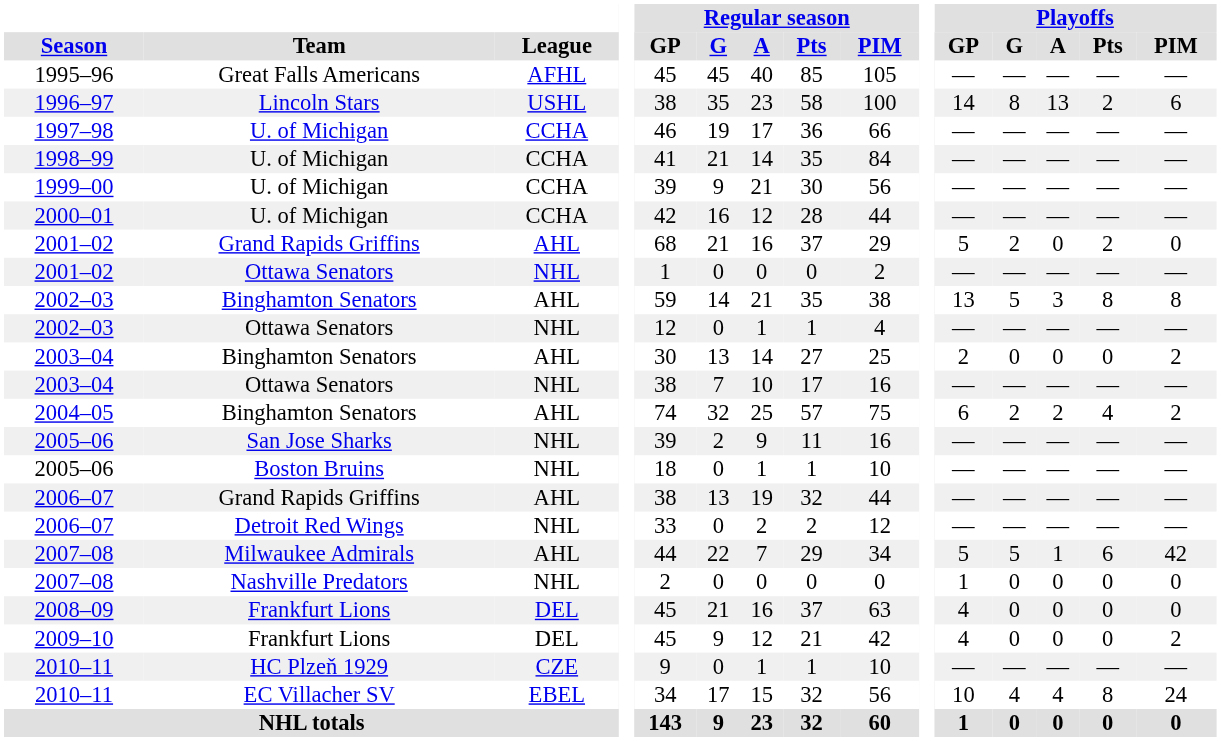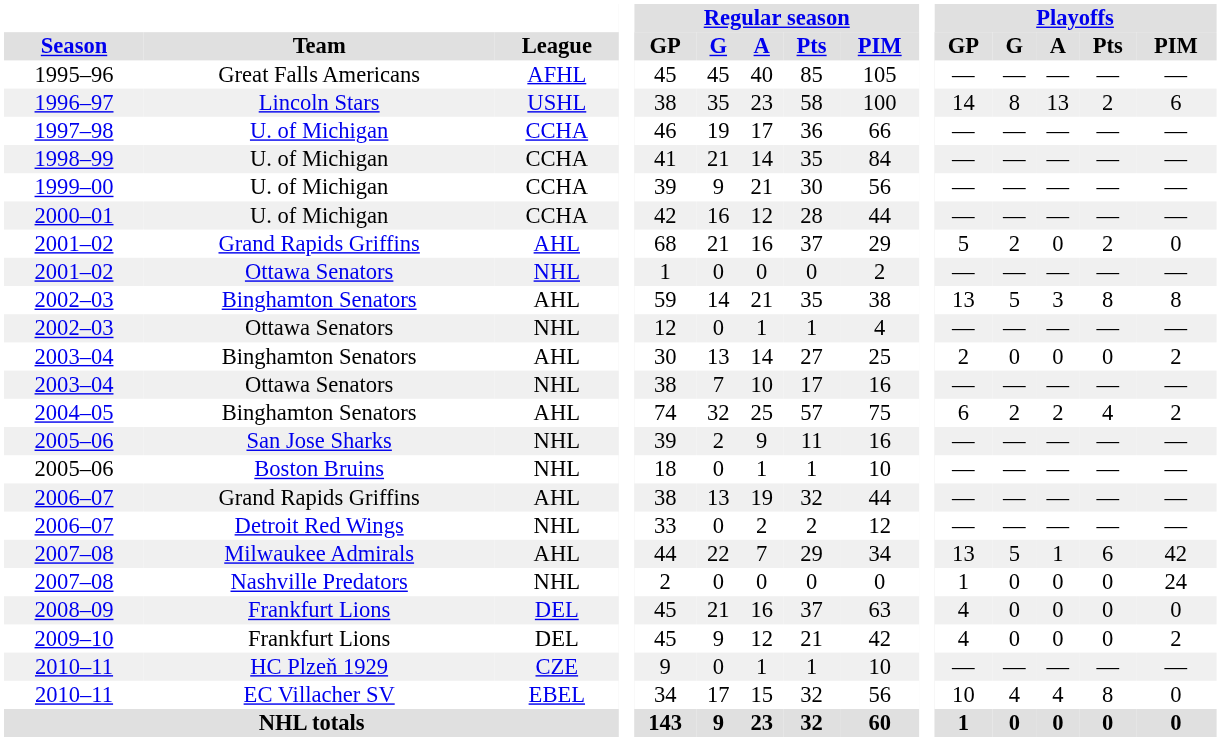(963, 553) 5 -> (963, 553) 13
(1176, 581) 0 -> (1176, 581) 24
(1176, 694) 24 -> (1176, 694) 0
